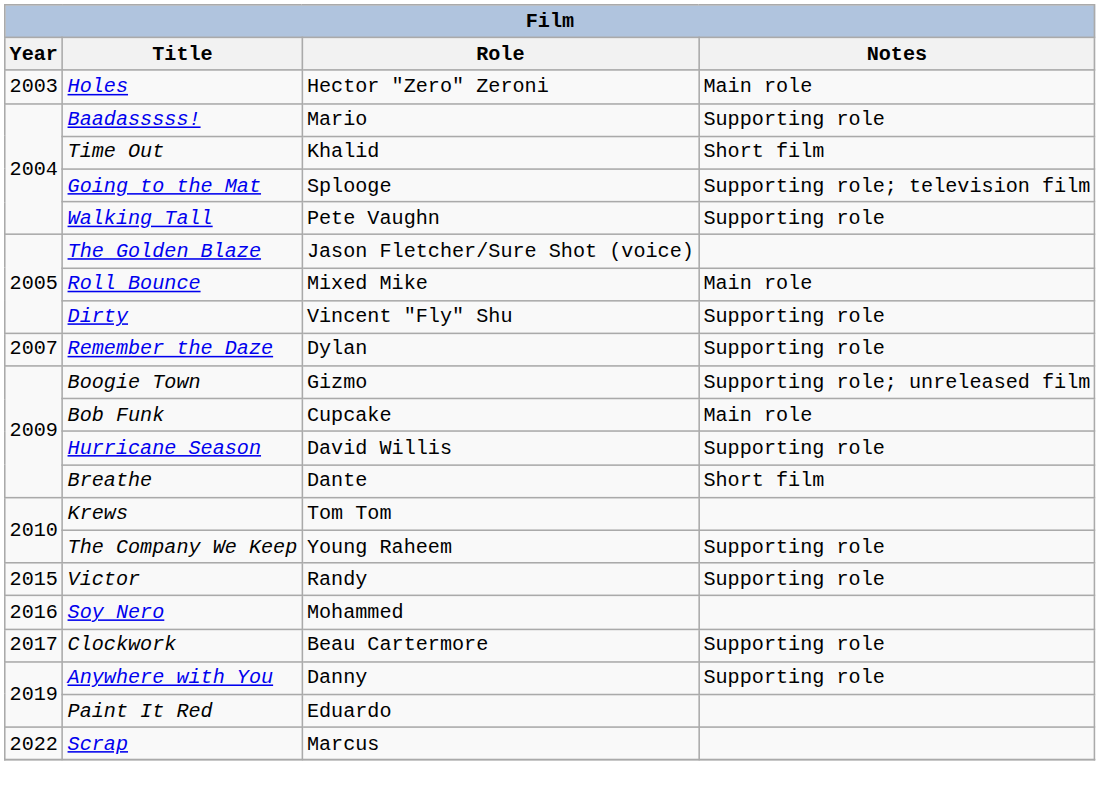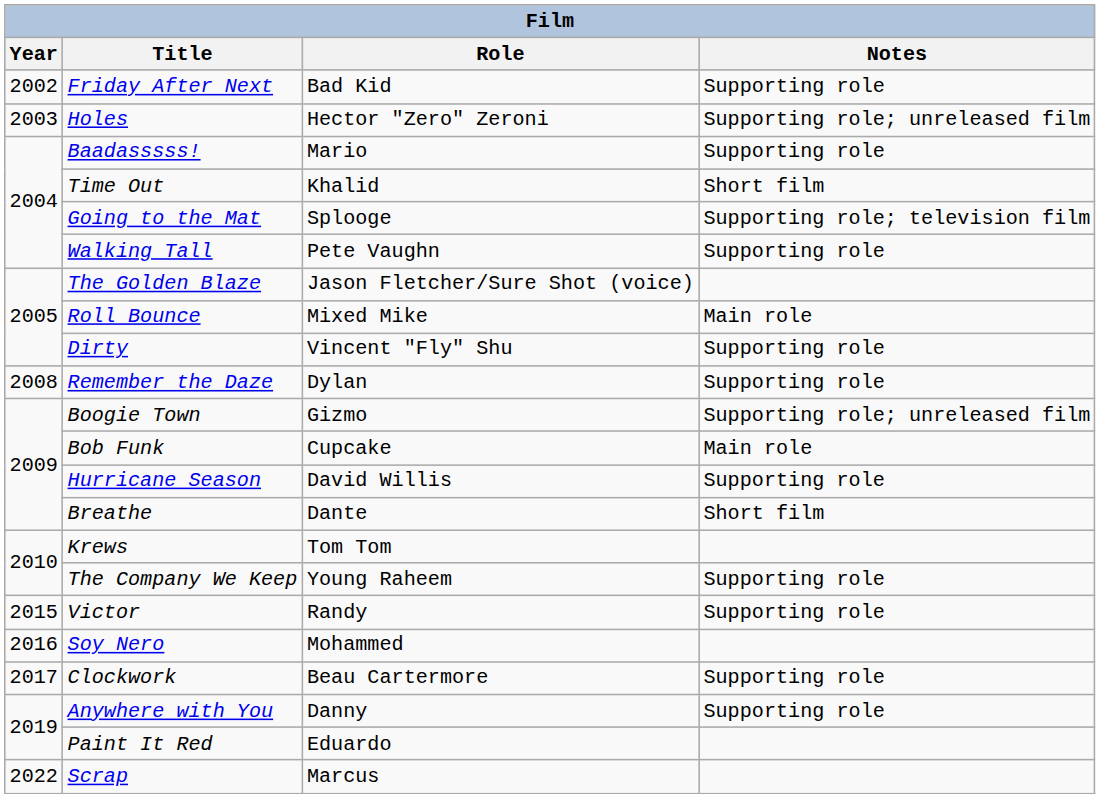+ row: (170, 87)
(758, 87) Main role -> (897, 120) Supporting role; unreleased film
(34, 350) 2007 -> (34, 382) 2008
